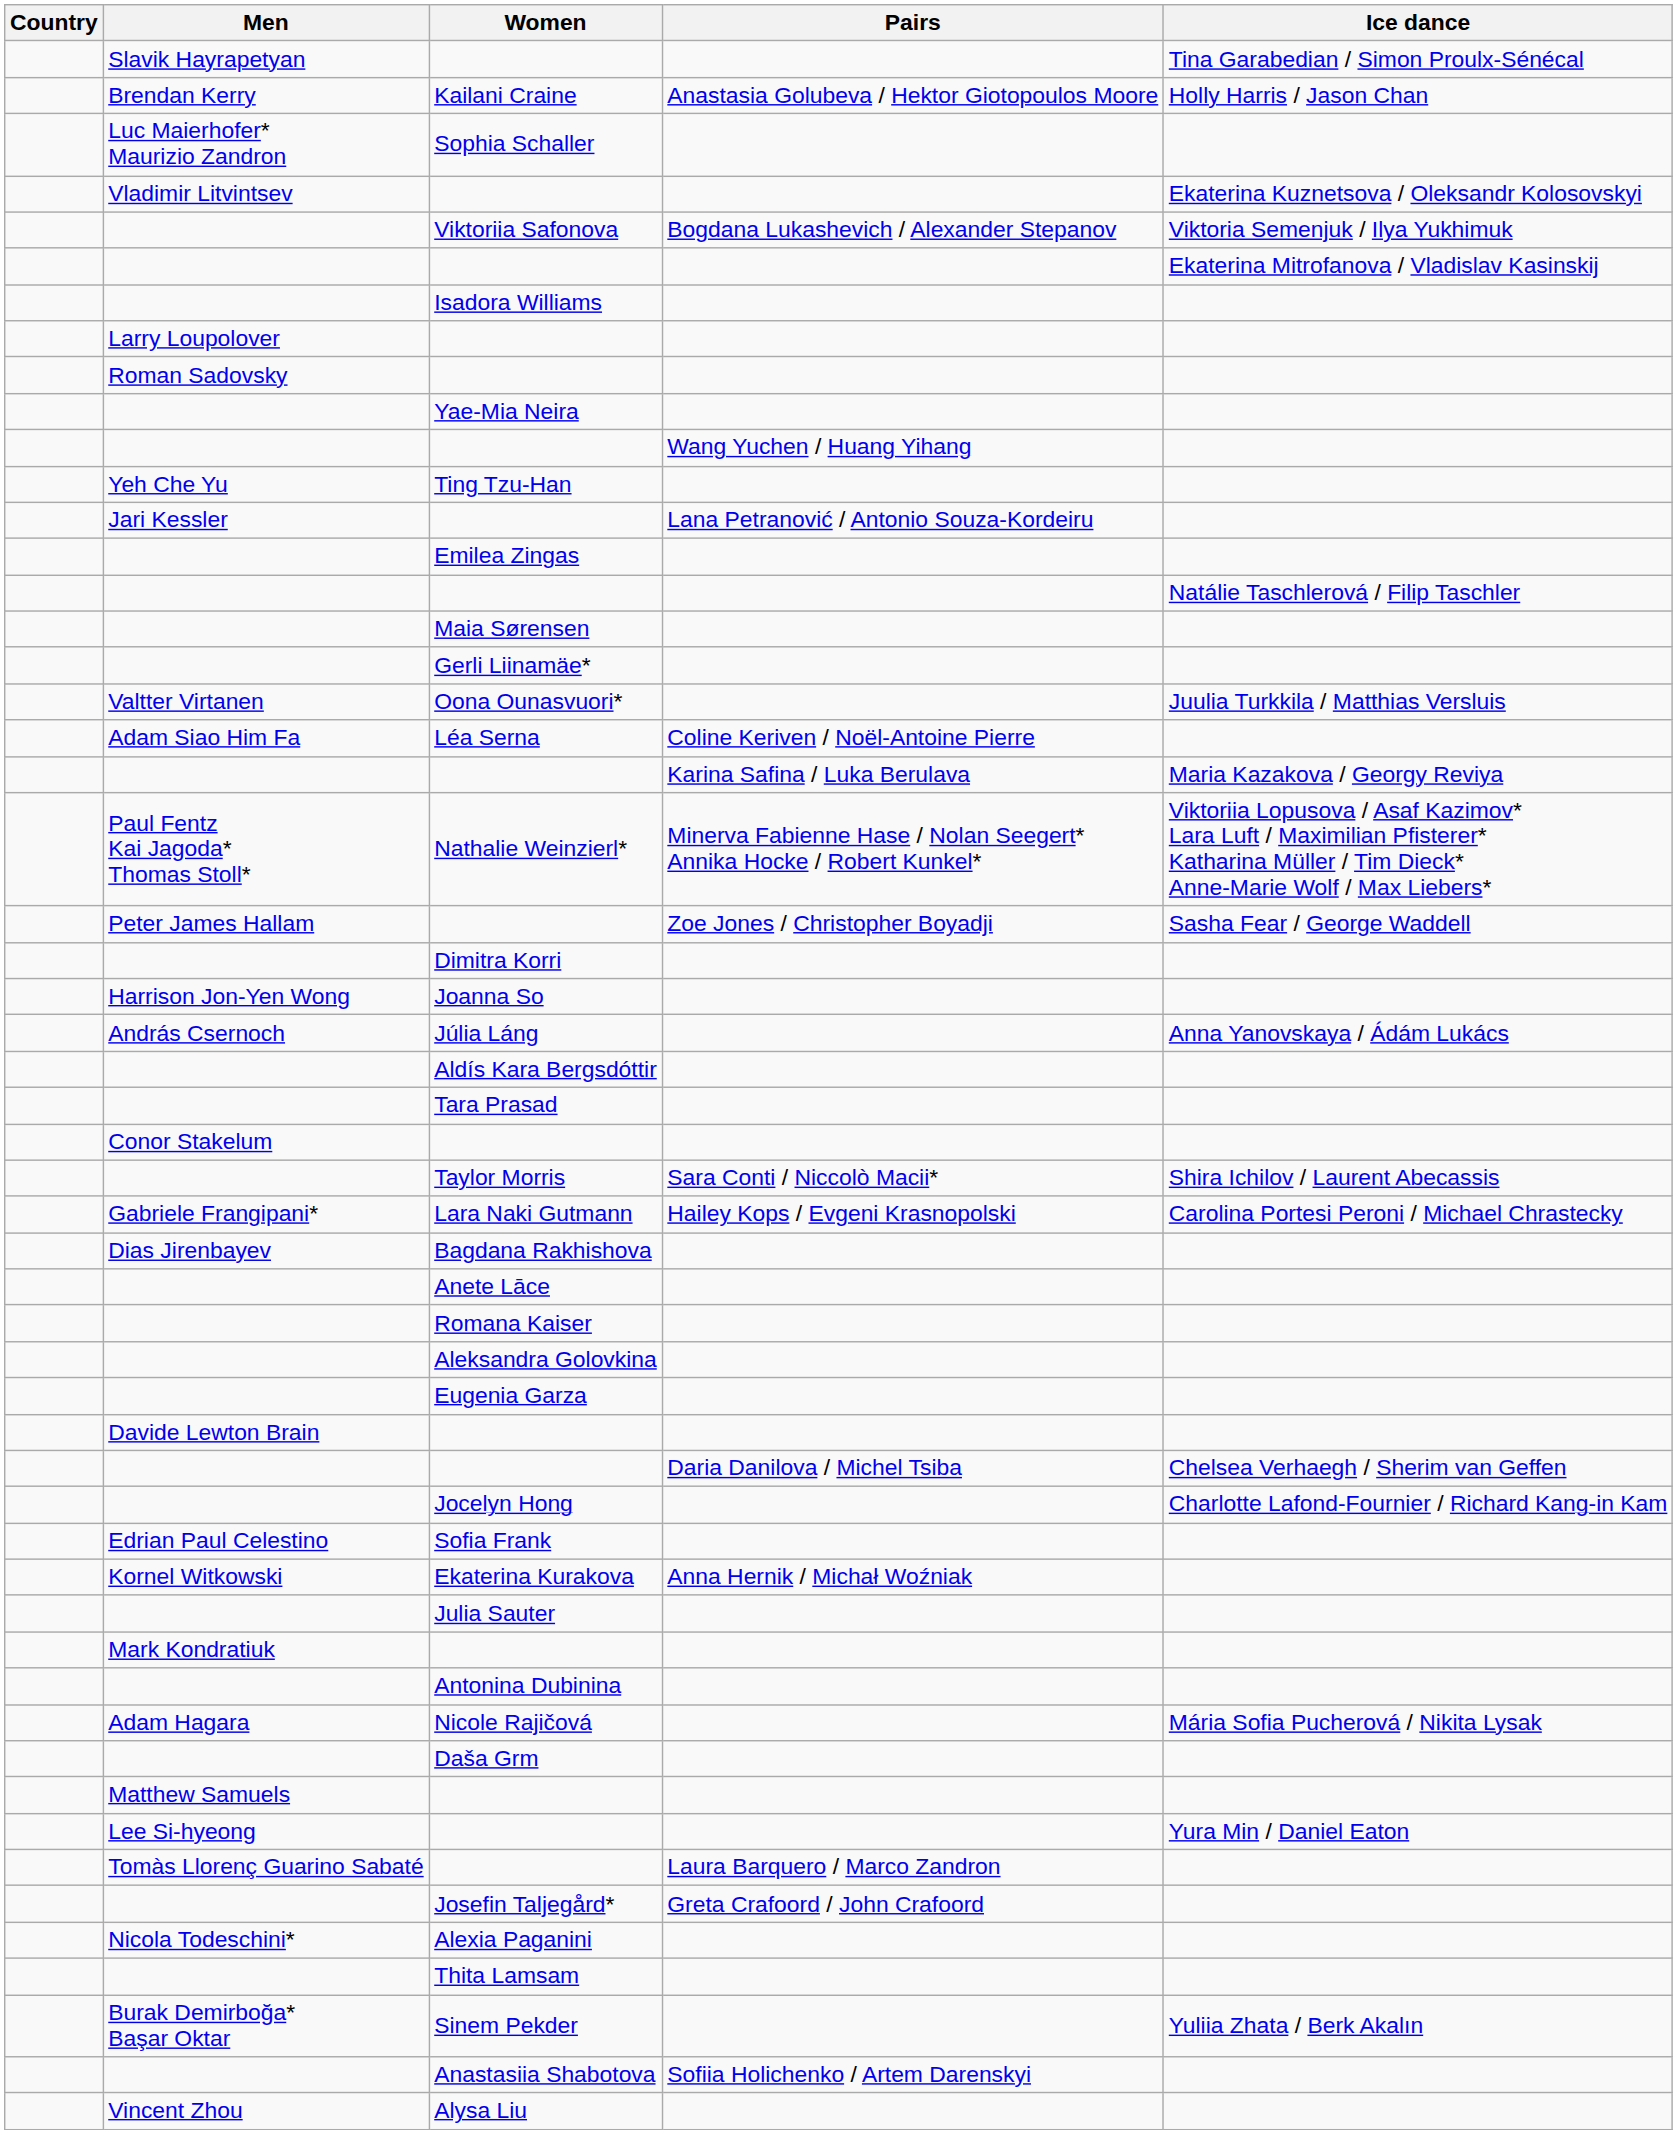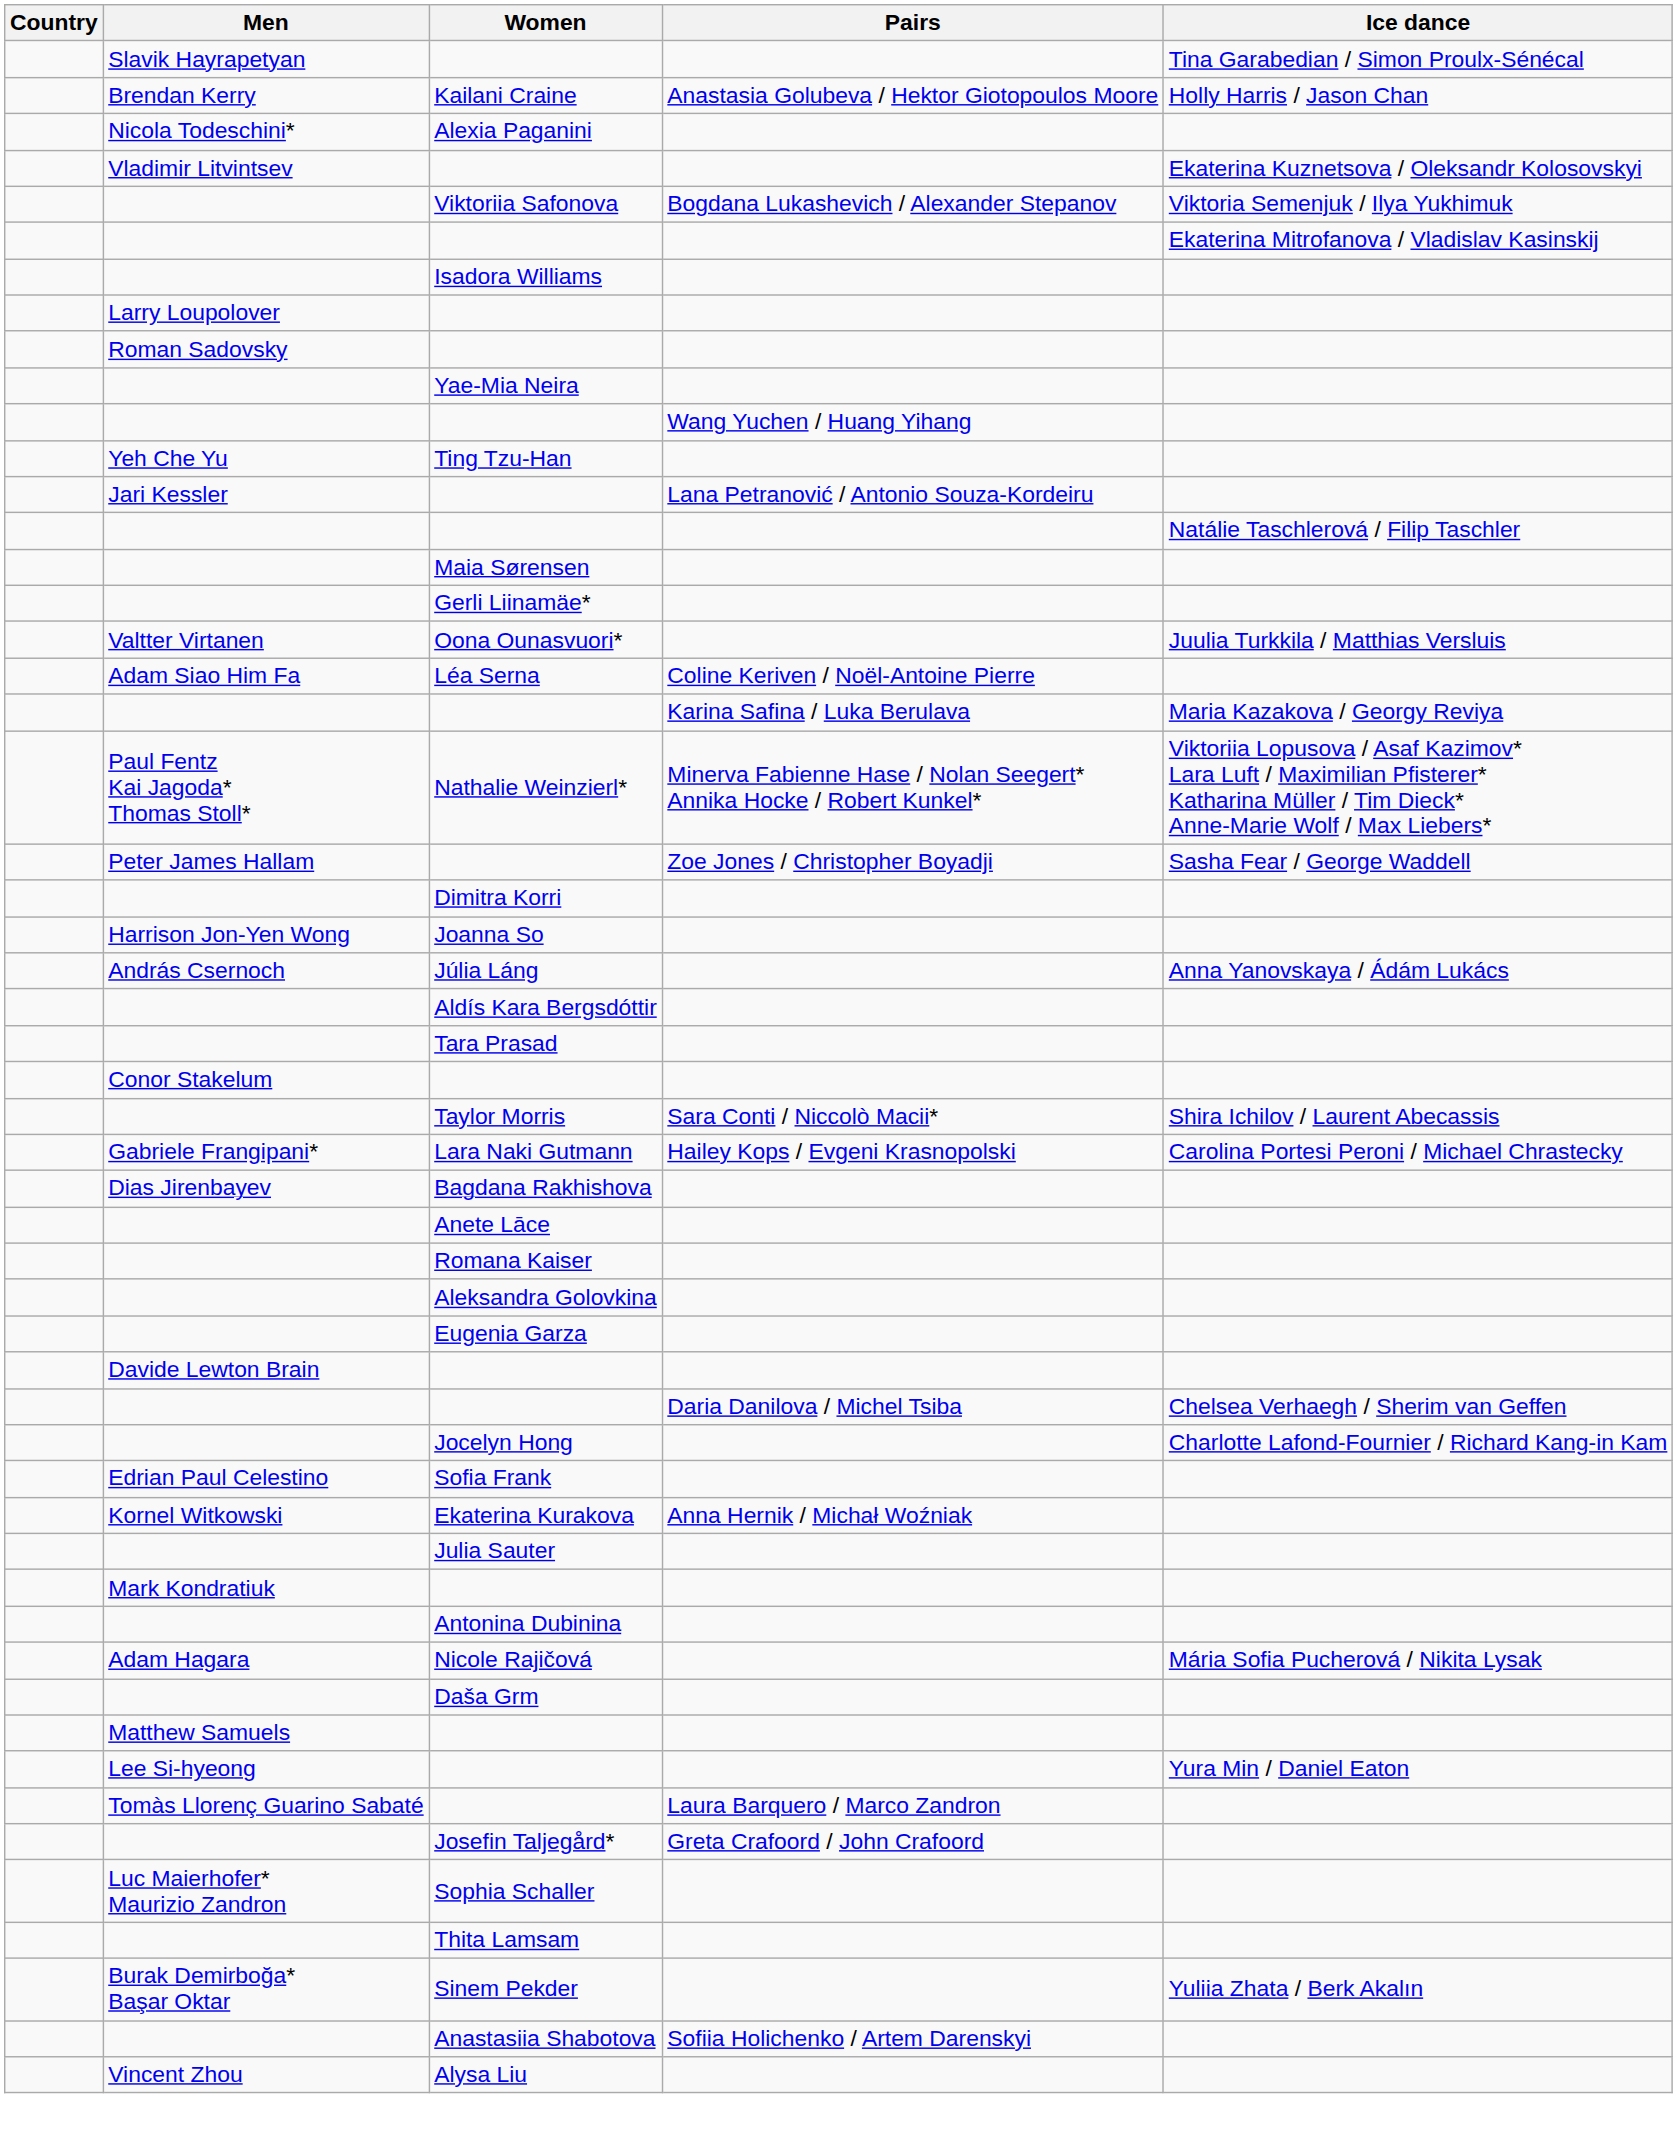rows swapped: (197, 144) <-> (202, 1939)
- row: (266, 557)
